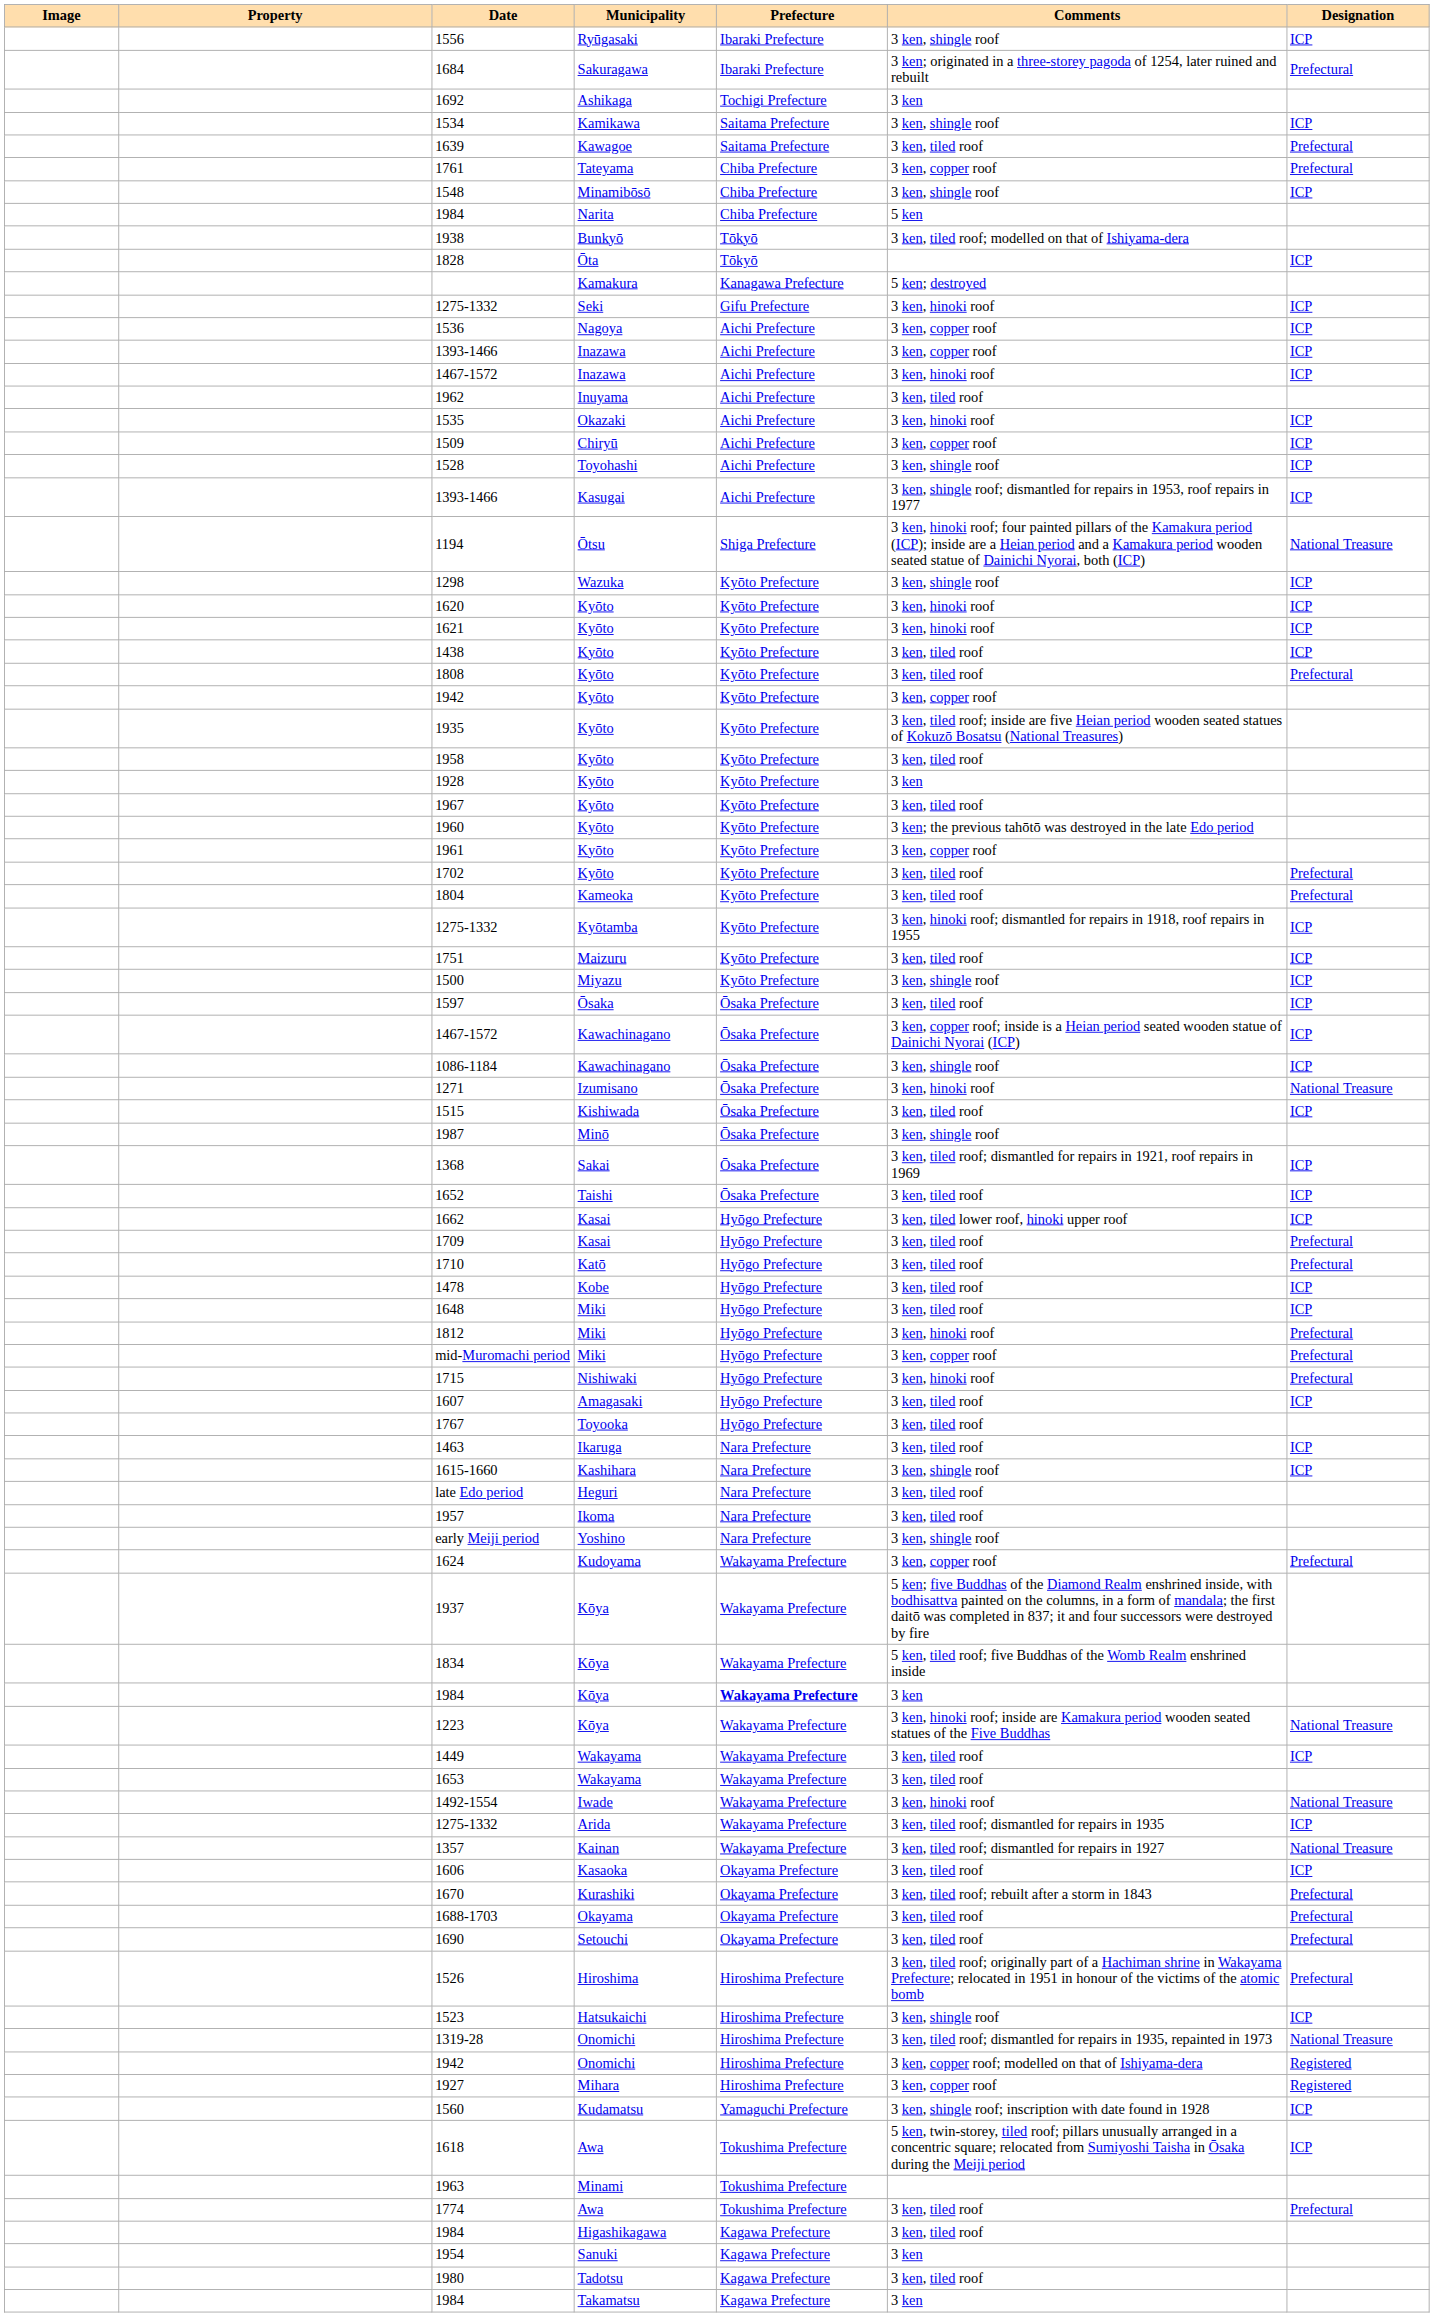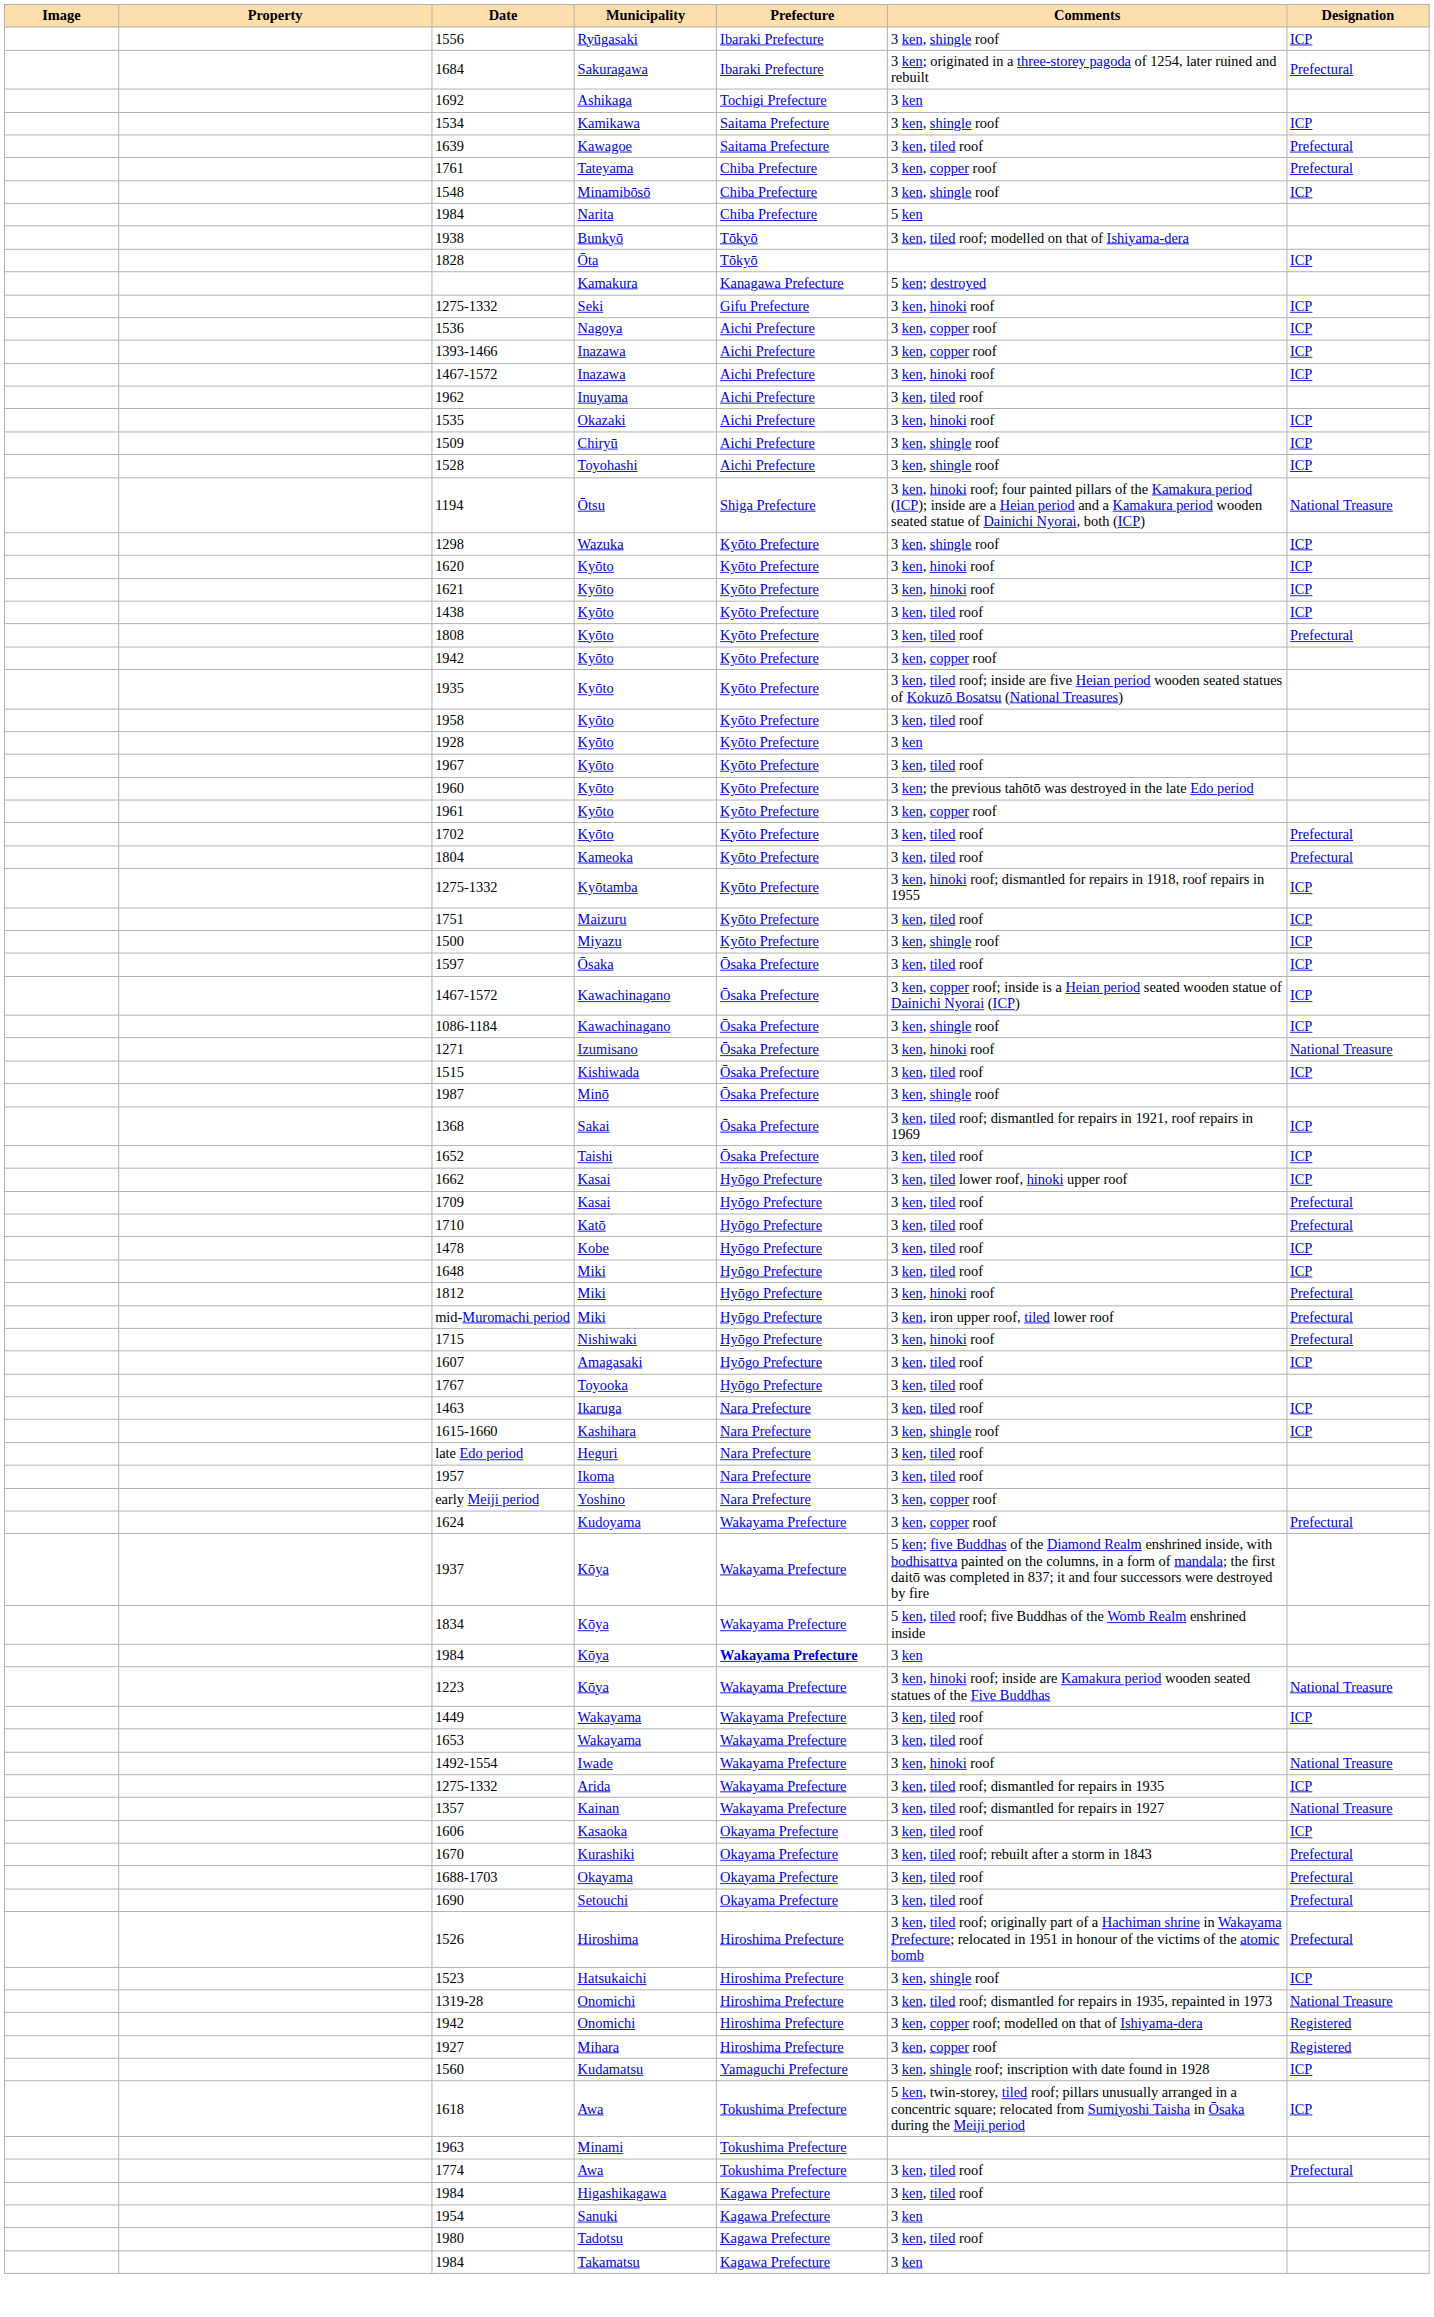(944, 443) 3 ken, copper roof -> (945, 443) 3 ken, shingle roof
- row: (466, 496)
(944, 1355) 3 ken, copper roof -> (1002, 1316) 3 ken, iron upper roof, tiled lower roof
(945, 1538) 3 ken, shingle roof -> (944, 1499) 3 ken, copper roof
